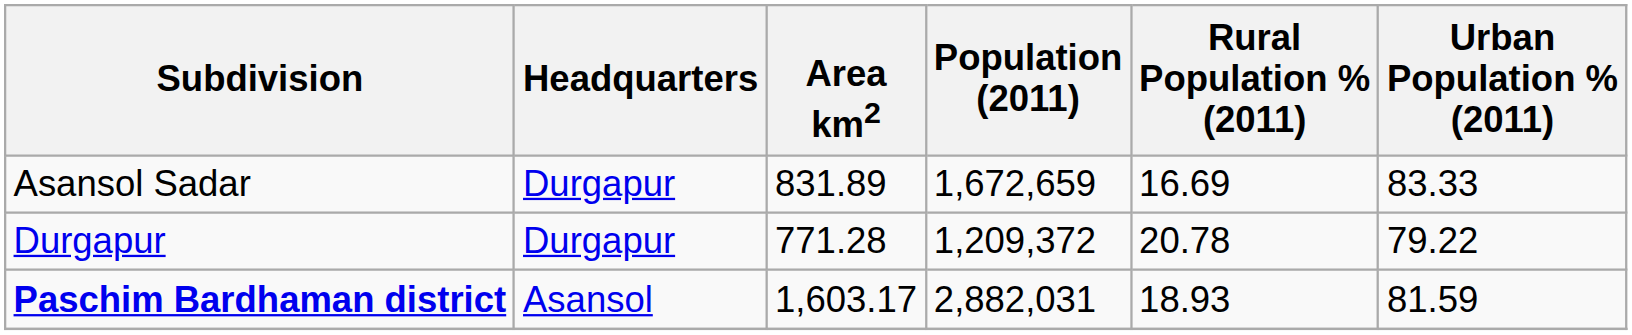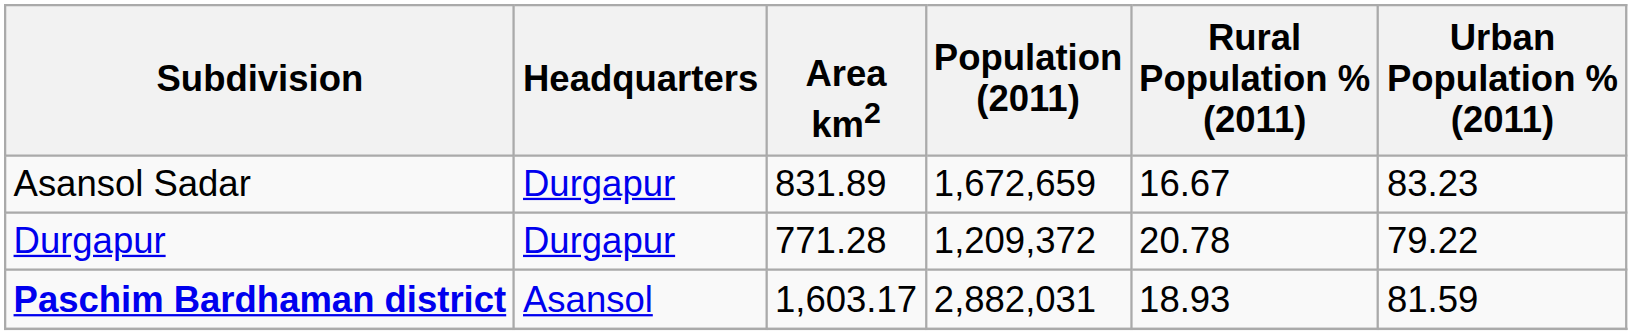(1185, 183) 16.69 -> (1185, 183) 16.67
(1433, 183) 83.33 -> (1433, 183) 83.23
